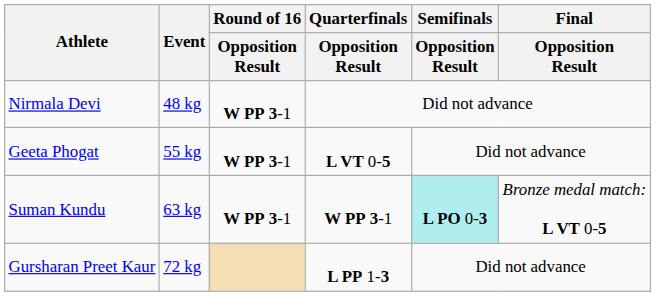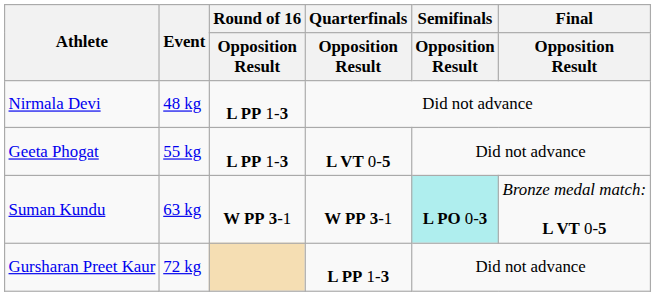(257, 114) W PP 3-1 -> (257, 114) L PP 1-3
(257, 161) W PP 3-1 -> (257, 161) L PP 1-3
